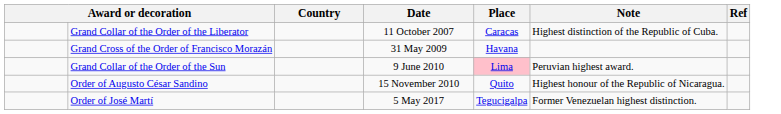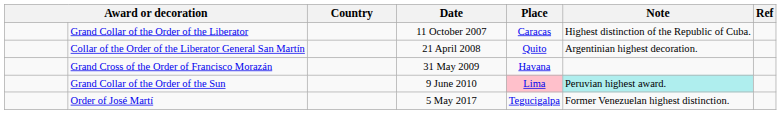+ row: (188, 49)
(583, 66) no background -> (616, 83) paleturquoise background
- row: (139, 83)
